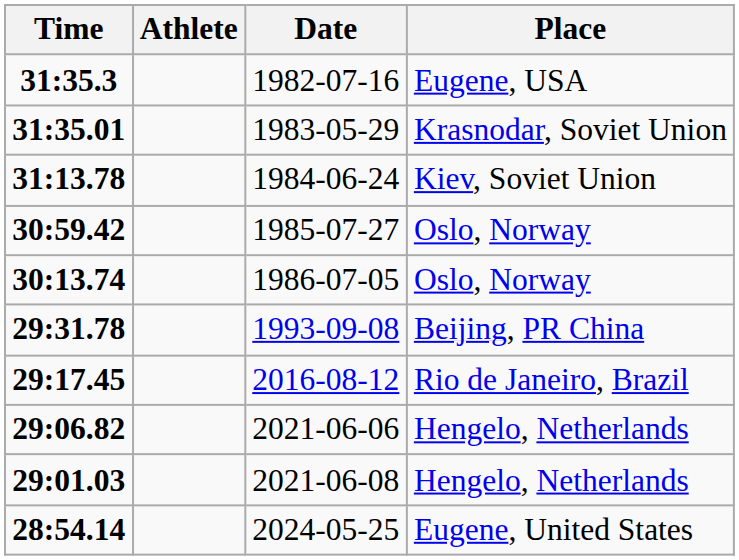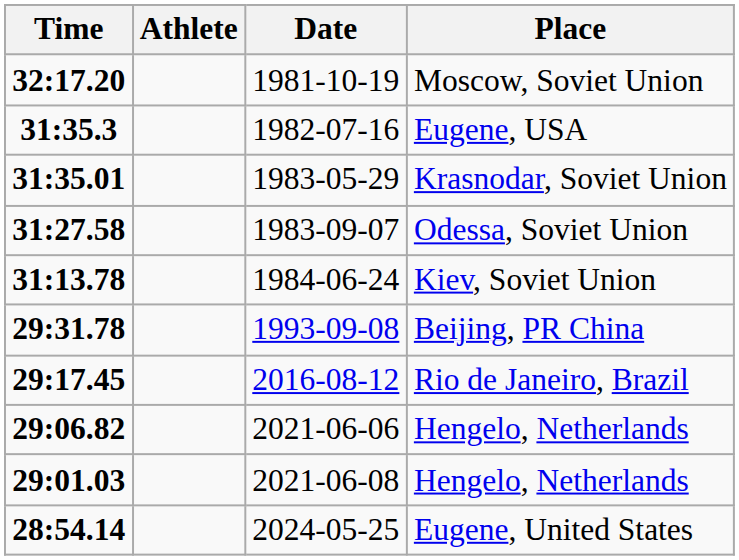+ row: (69, 79)
+ row: (69, 229)
- row: (69, 229)
- row: (69, 279)
